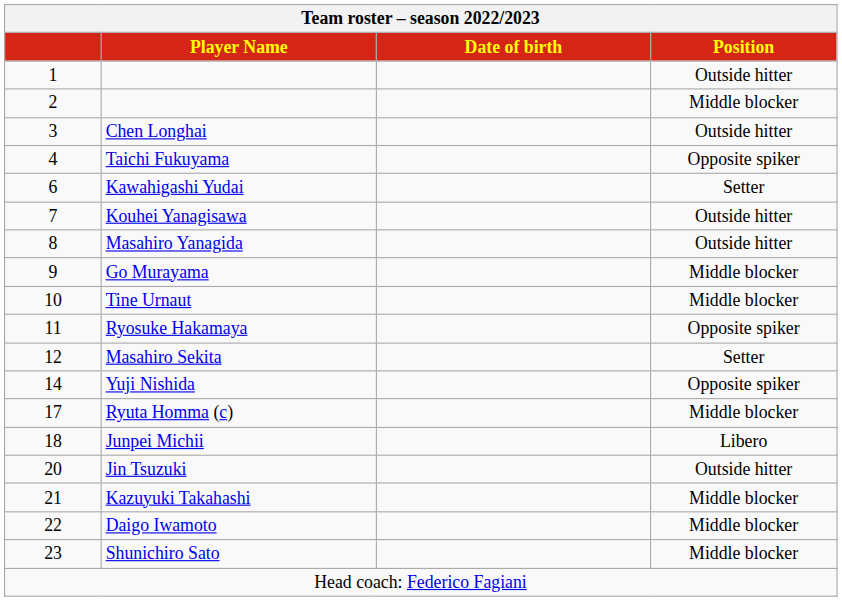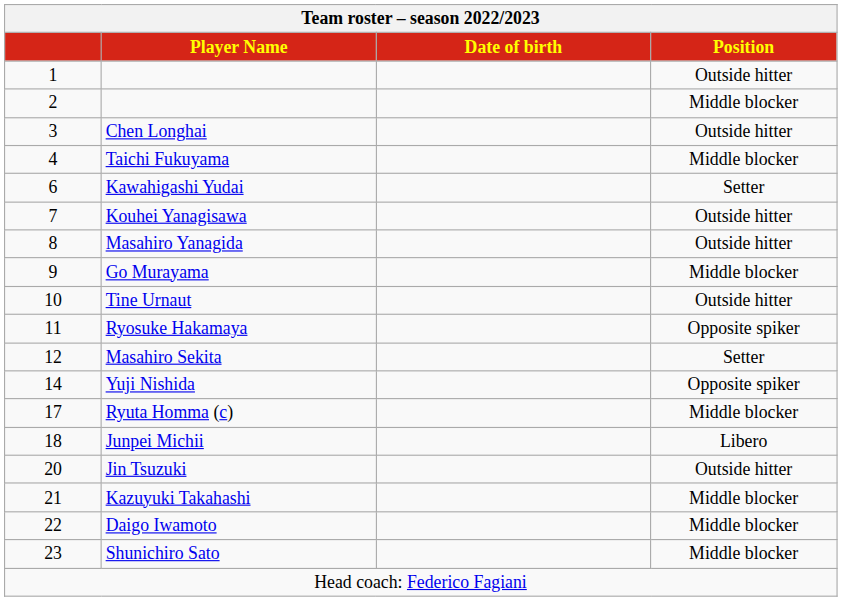(744, 159) Opposite spiker -> (744, 159) Middle blocker
(744, 300) Middle blocker -> (744, 300) Outside hitter
